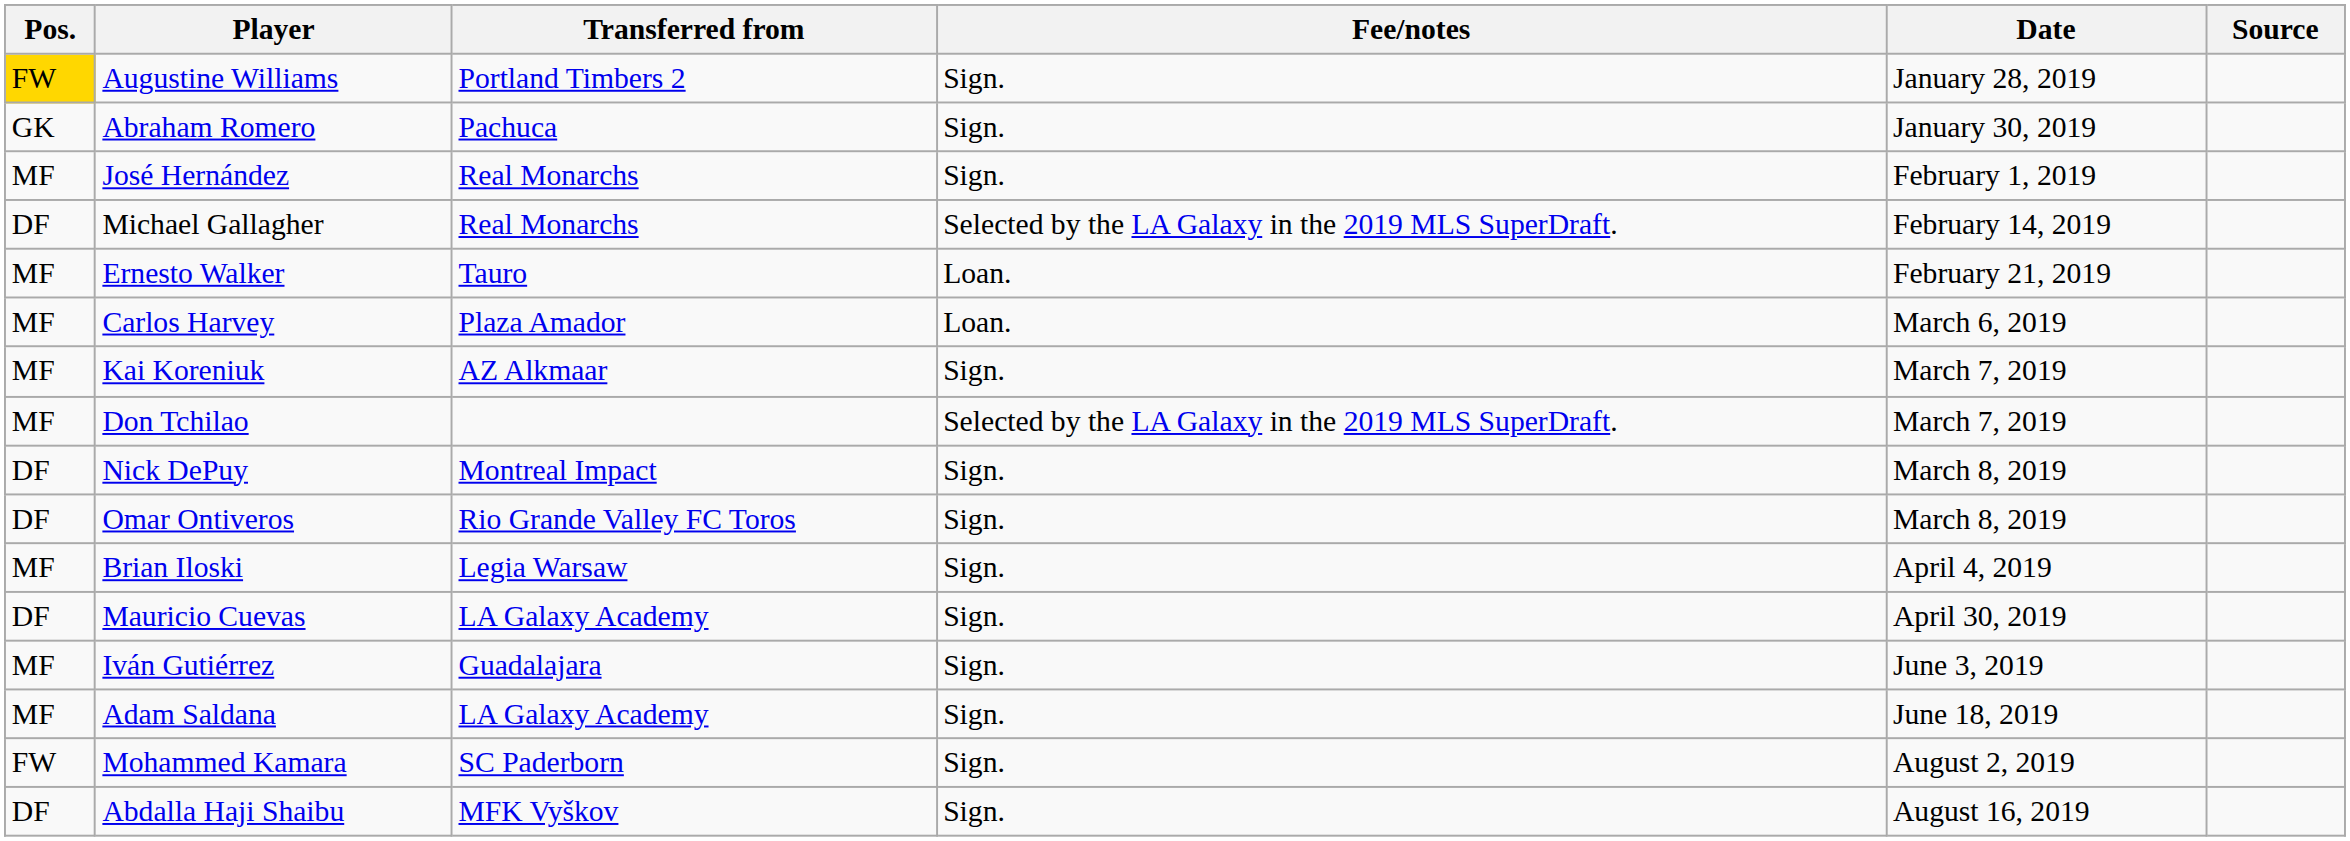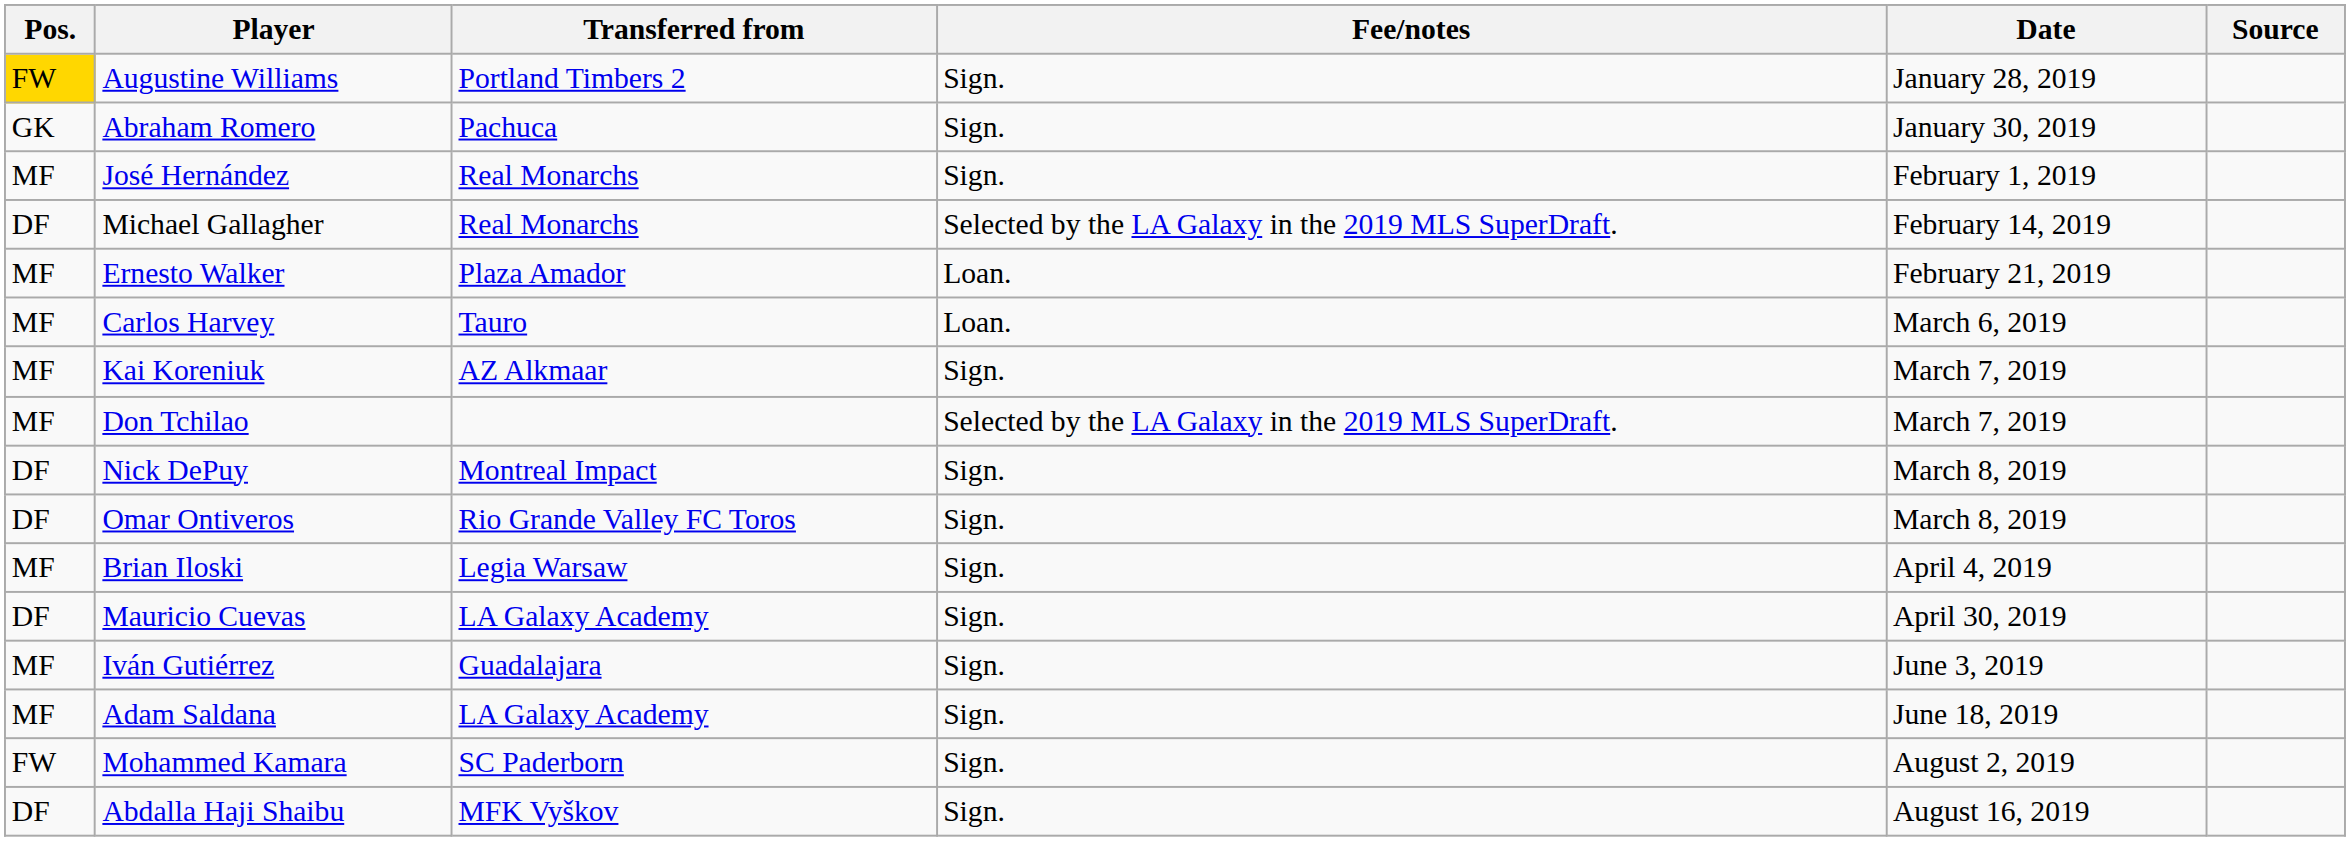(493, 273) Tauro -> (542, 273) Plaza Amador
(542, 322) Plaza Amador -> (493, 322) Tauro
